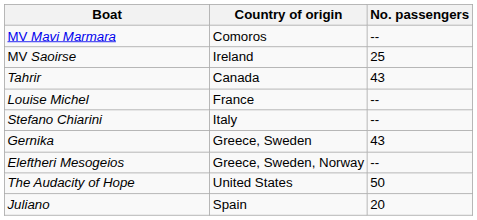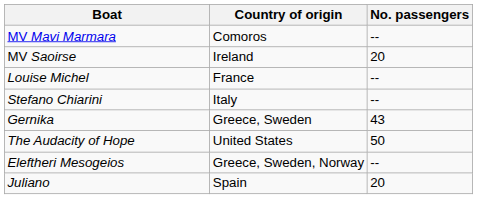(378, 57) 25 -> (378, 57) 20
- row: (24, 78)
rows swapped: (71, 183) <-> (66, 162)
